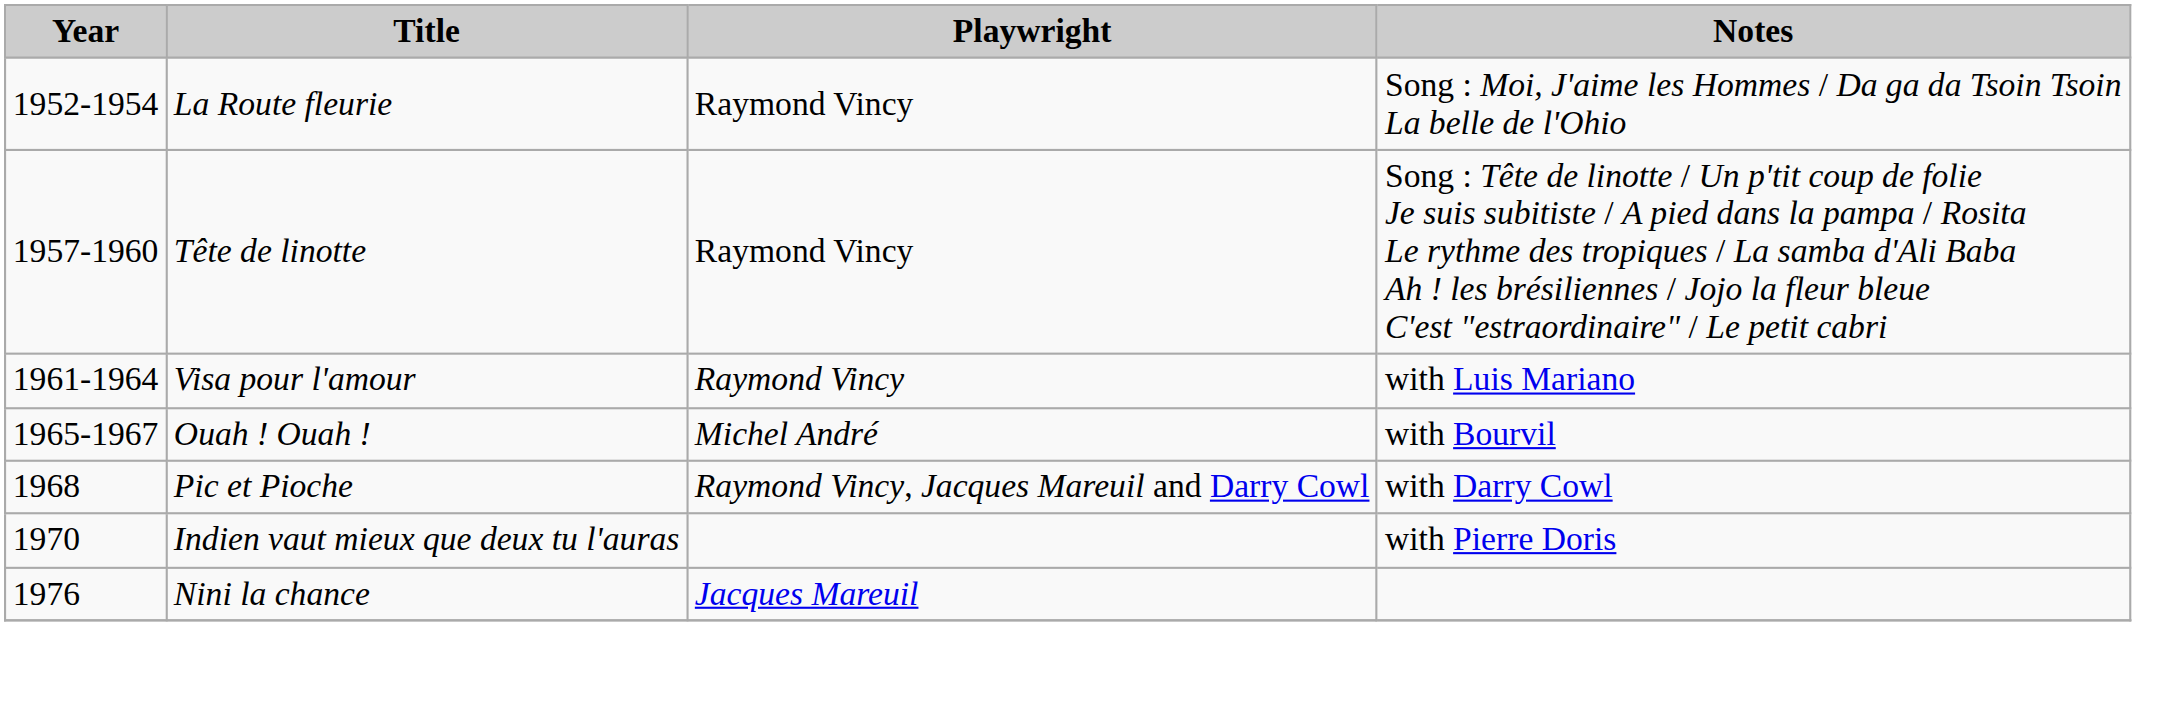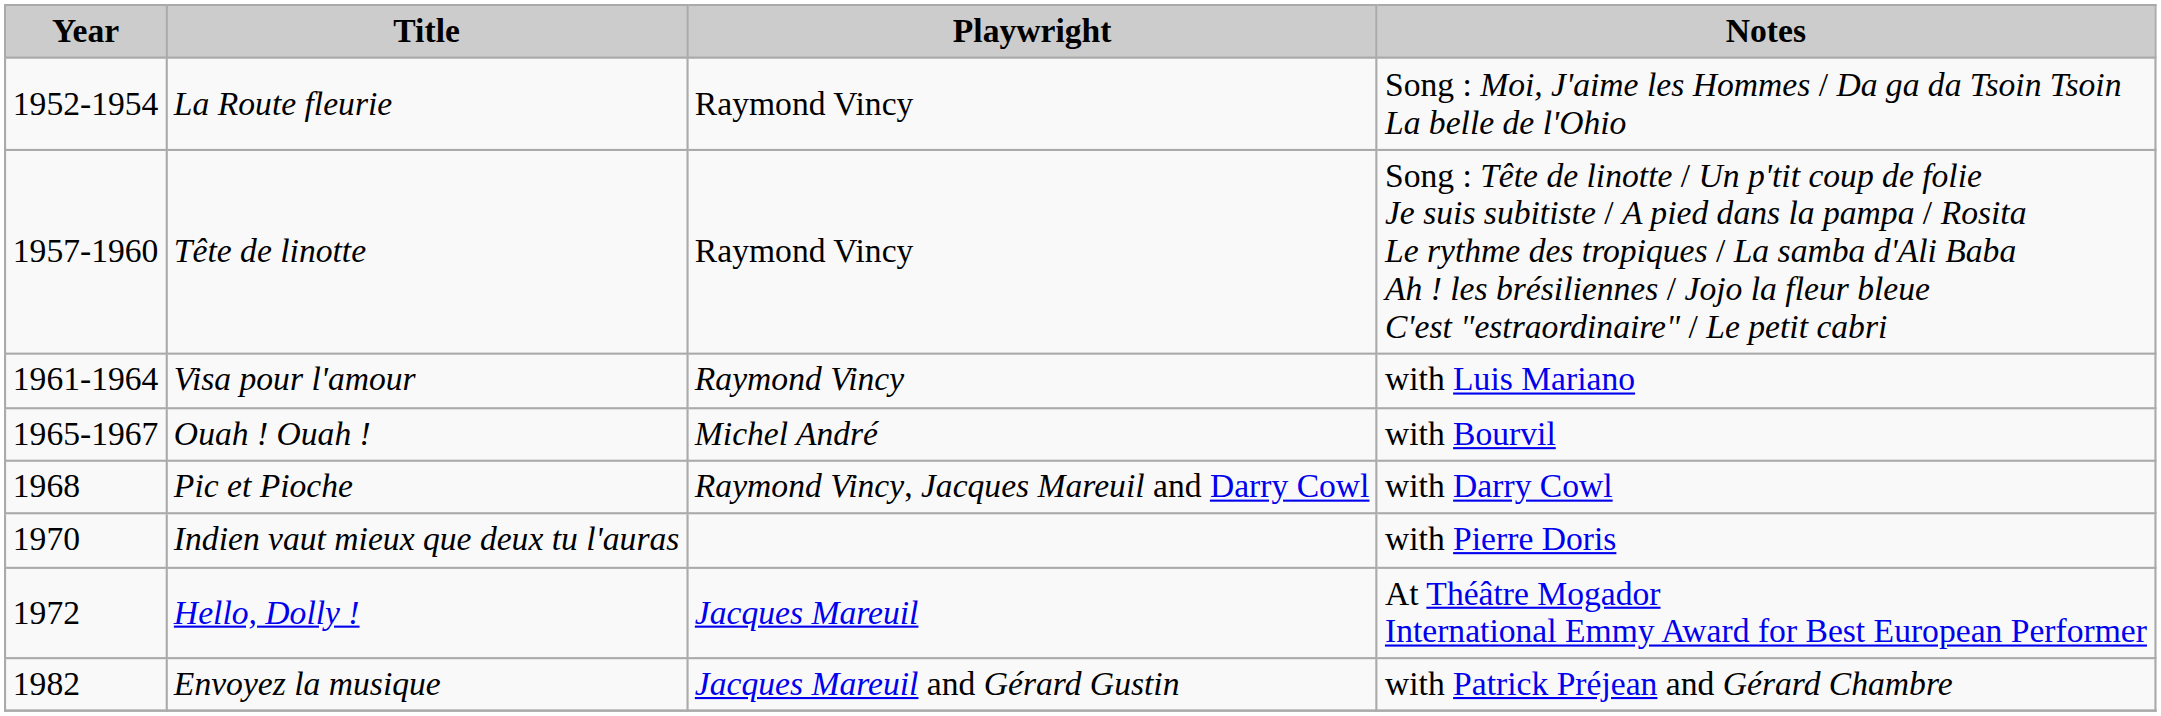+ row: (267, 612)
- row: (272, 593)
+ row: (307, 684)
